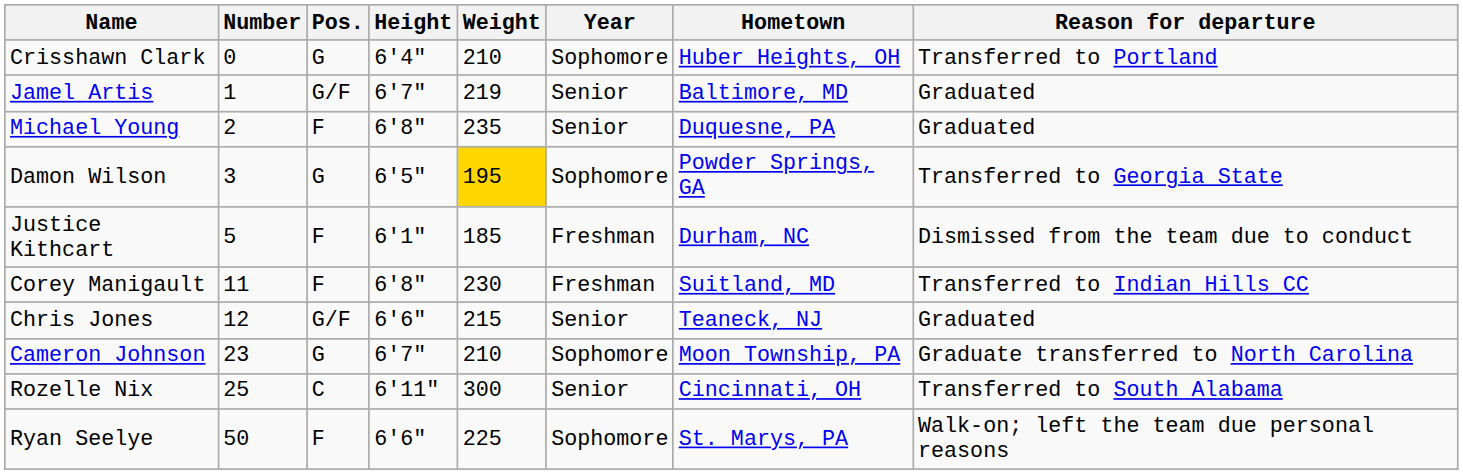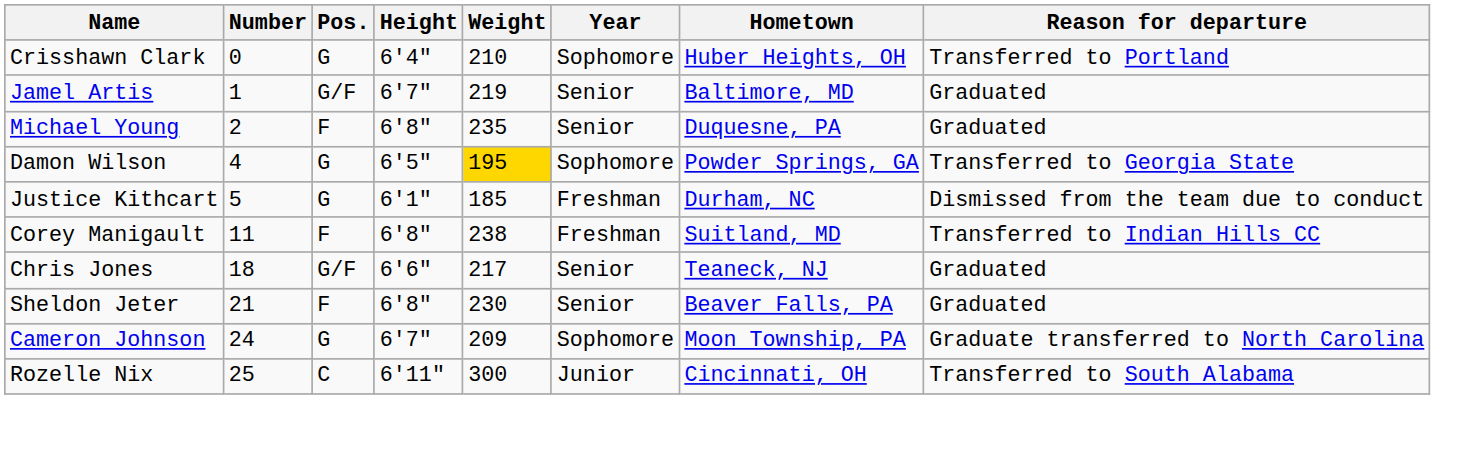(230, 177) 3 -> (235, 164) 4
(318, 237) F -> (324, 199) G
(482, 285) 230 -> (488, 235) 238
(236, 320) 12 -> (242, 270) 18
(482, 320) 215 -> (488, 270) 217
+ row: (95, 306)
(236, 356) 23 -> (242, 341) 24
(482, 356) 210 -> (488, 341) 209
(590, 391) Senior -> (596, 376) Junior
- row: (82, 439)
